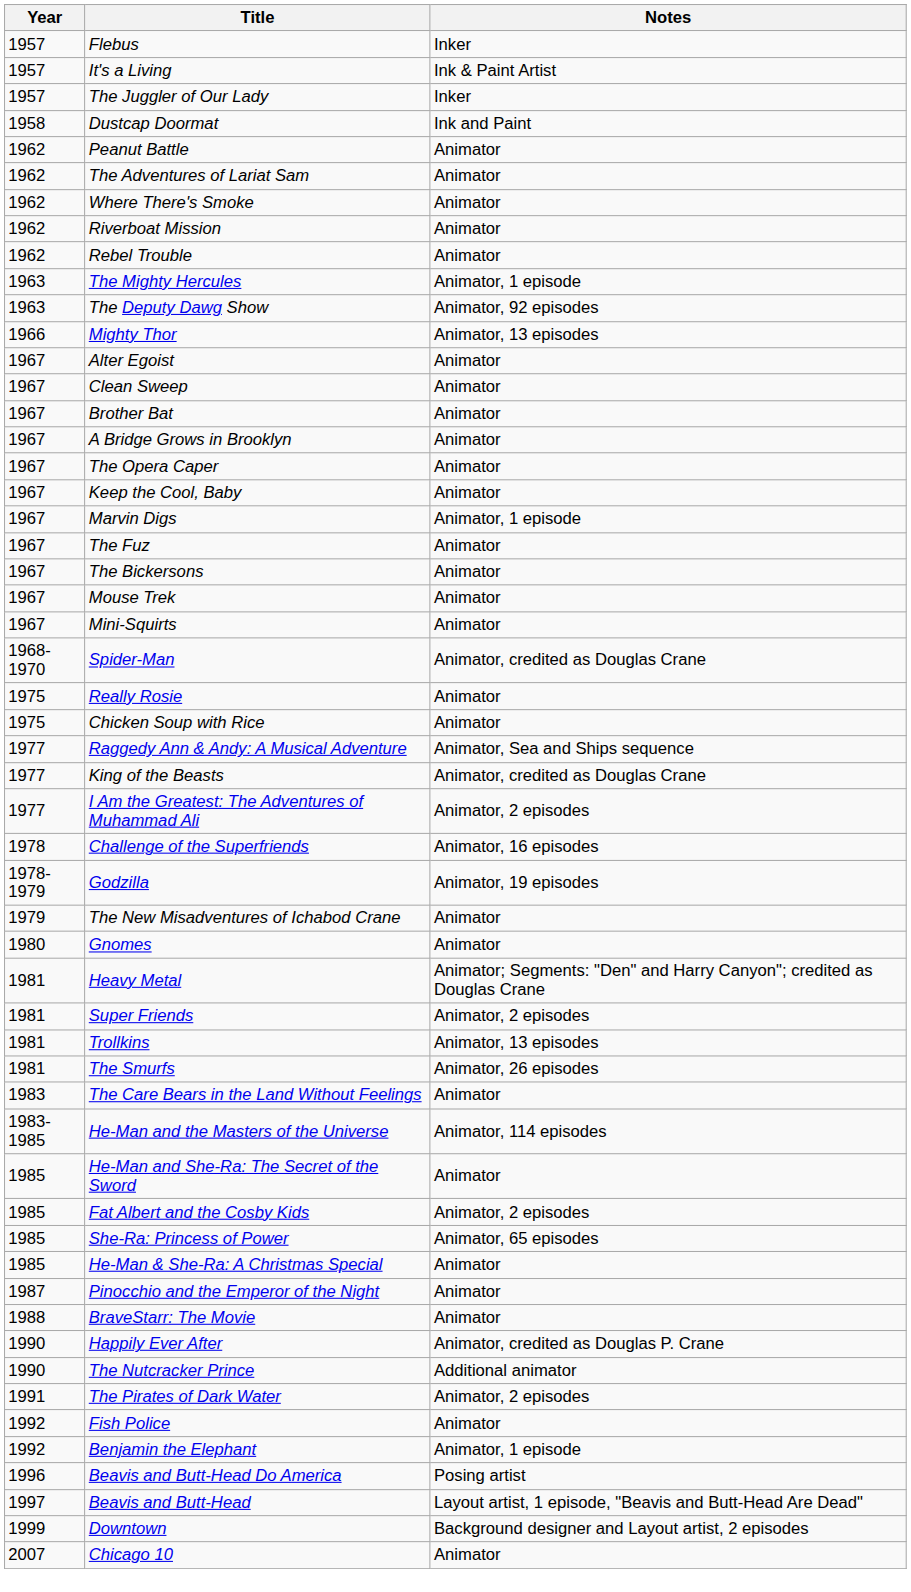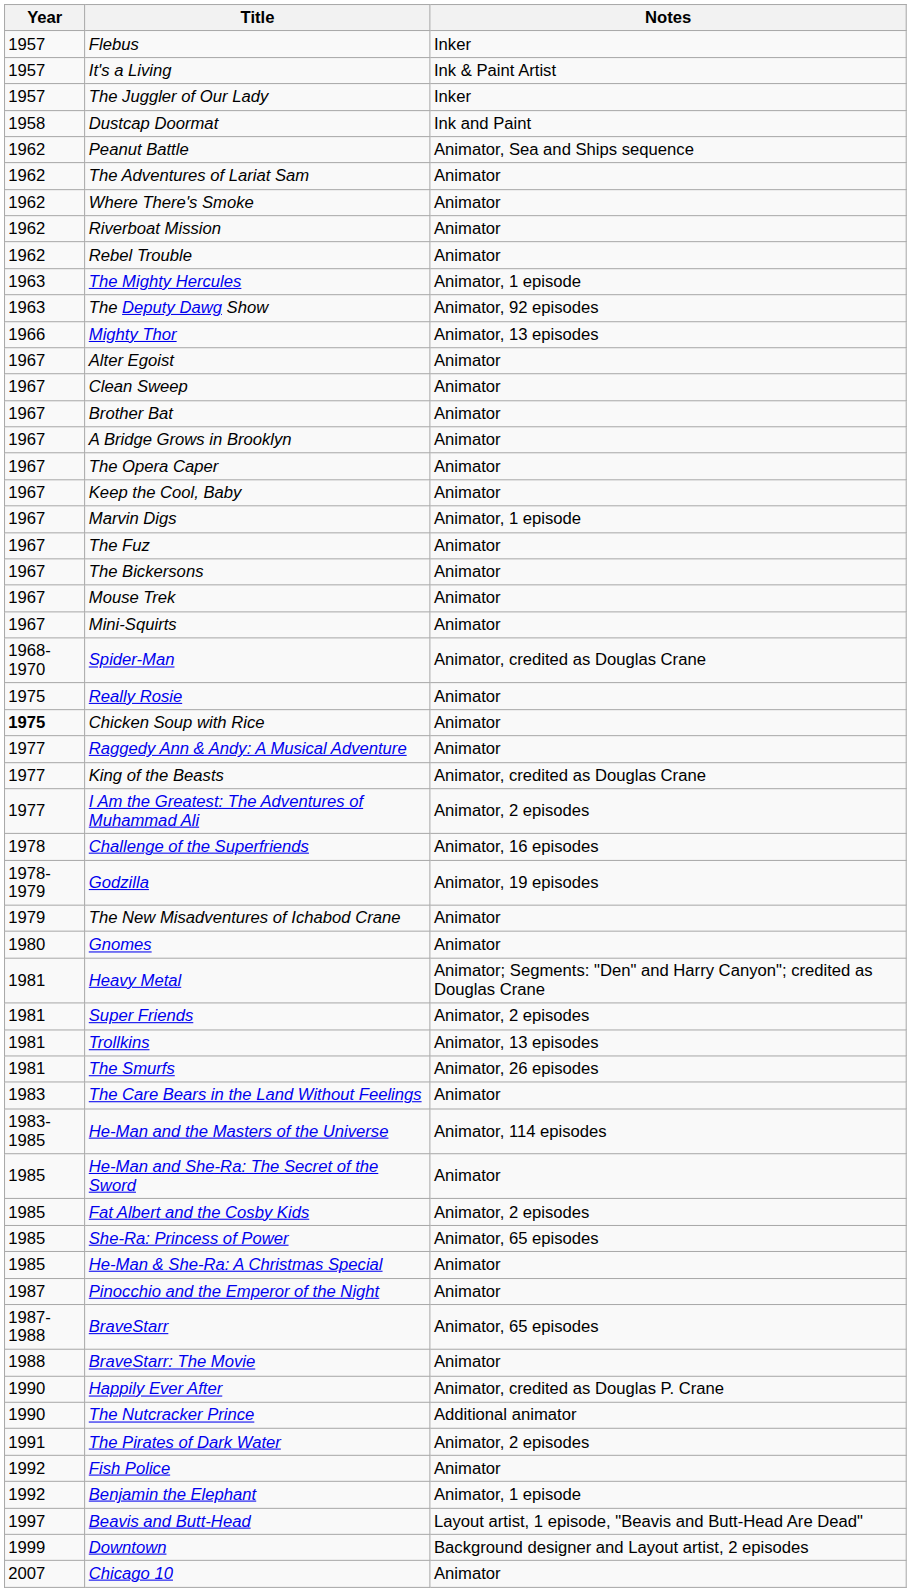(467, 149) Animator -> (564, 149) Animator, Sea and Ships sequence
(27, 722) normal -> (27, 722) bold
(564, 748) Animator, Sea and Ships sequence -> (467, 748) Animator
+ row: (129, 1326)
- row: (215, 1475)
